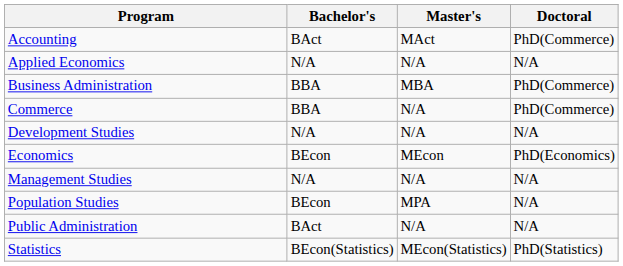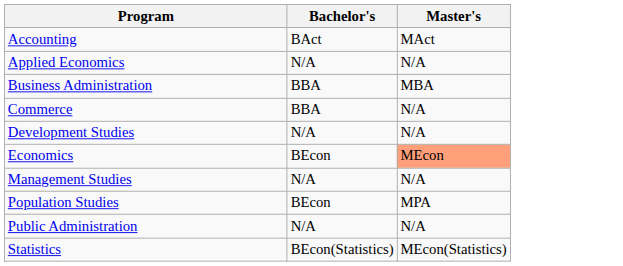- column: (564, 16)
(422, 156) no background -> (422, 156) lightsalmon background
(306, 226) BAct -> (303, 226) N/A
